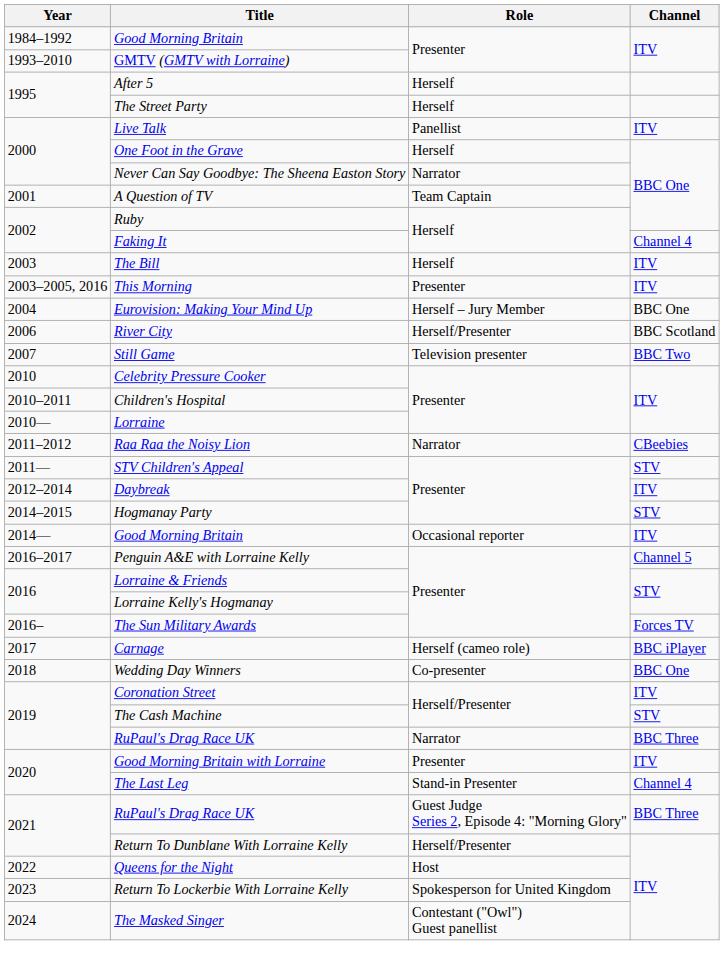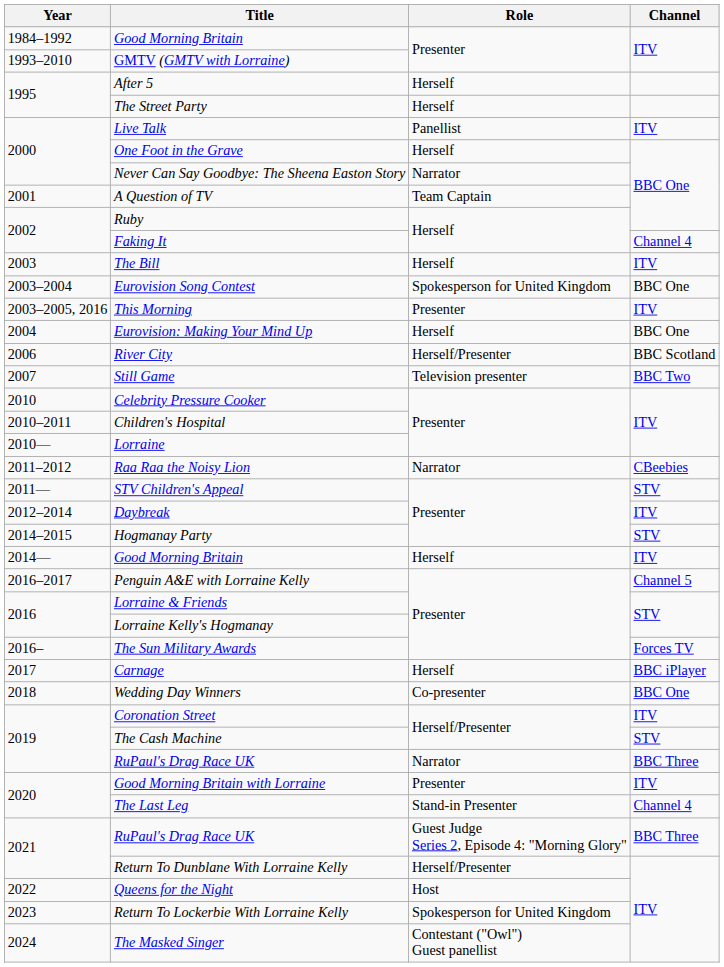+ row: (40, 286)
(478, 309) Herself – Jury Member -> (433, 331) Herself
(468, 535) Occasional reporter -> (433, 557) Herself
(471, 648) Herself (cameo role) -> (433, 670) Herself
